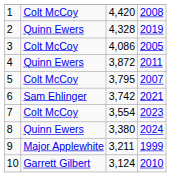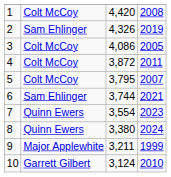(54, 29) Quinn Ewers -> (55, 29) Sam Ehlinger
(122, 29) 4,328 -> (122, 29) 4,326
(54, 63) Quinn Ewers -> (51, 63) Colt McCoy
(122, 96) 3,742 -> (122, 96) 3,744
(51, 113) Colt McCoy -> (54, 113) Quinn Ewers
